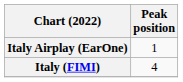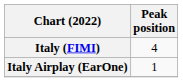rows swapped: (67, 67) <-> (67, 47)
